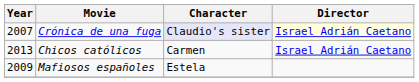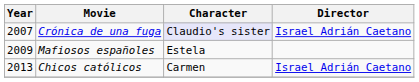(343, 31) lightyellow background -> (343, 31) no background
rows swapped: (96, 67) <-> (90, 49)
